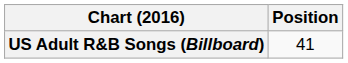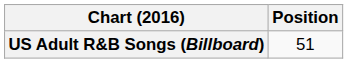(305, 44) 41 -> (305, 44) 51
